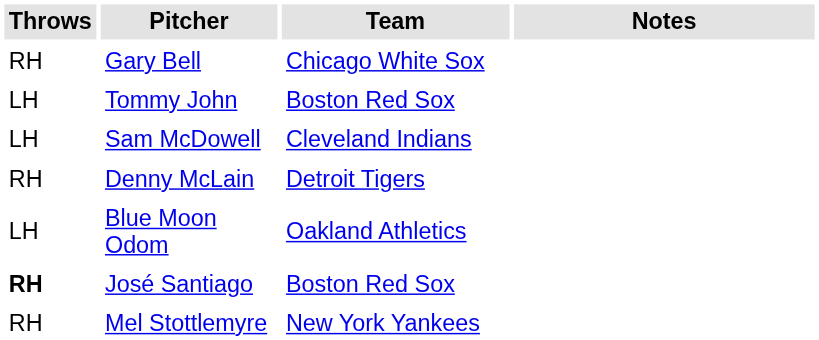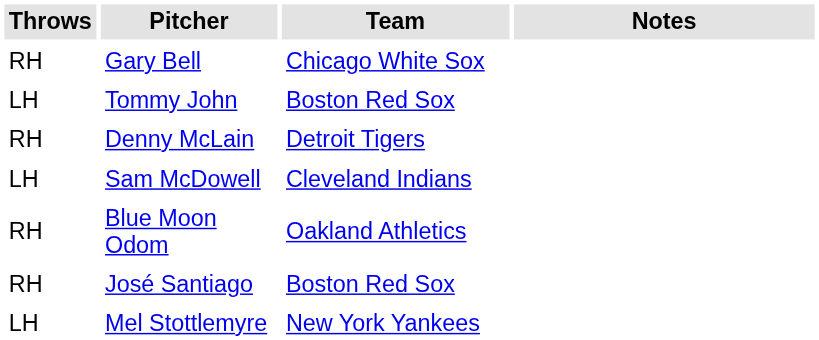rows swapped: (183, 139) <-> (180, 179)
(24, 231) LH -> (26, 231) RH
(26, 284) bold -> (26, 284) normal
(26, 323) RH -> (24, 323) LH
